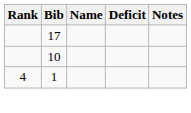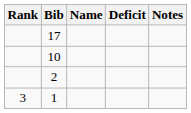+ row: (54, 77)
(23, 77) 4 -> (23, 98) 3
